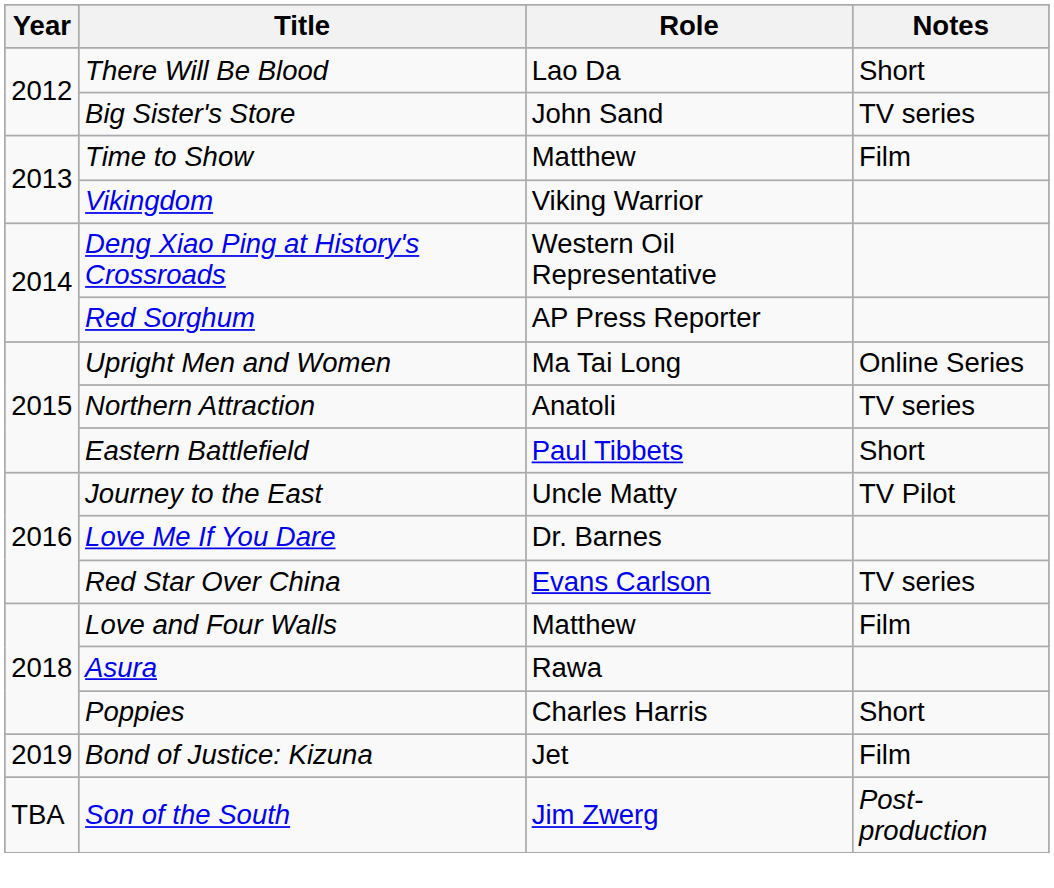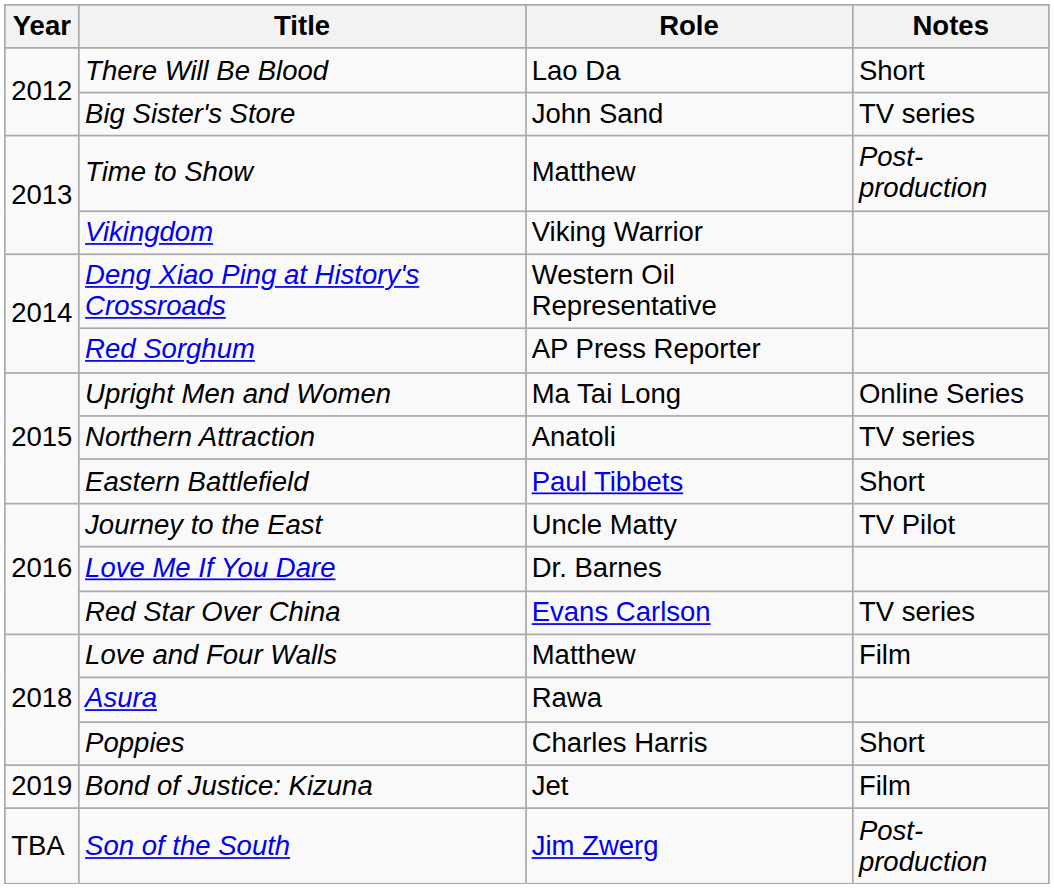(885, 157) Film -> (923, 172) Post-production
